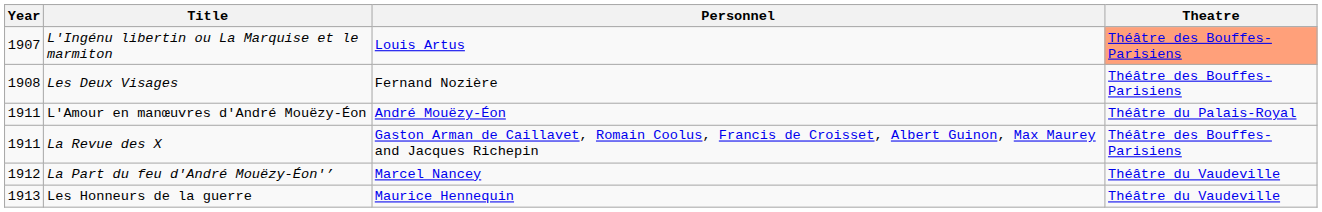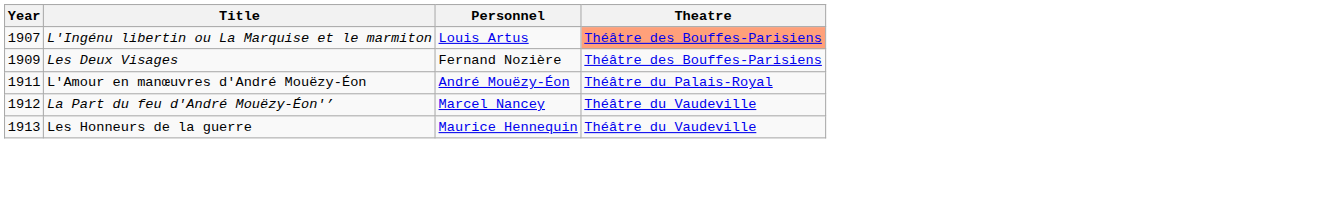(24, 84) 1908 -> (24, 60) 1909
- row: (104, 144)
